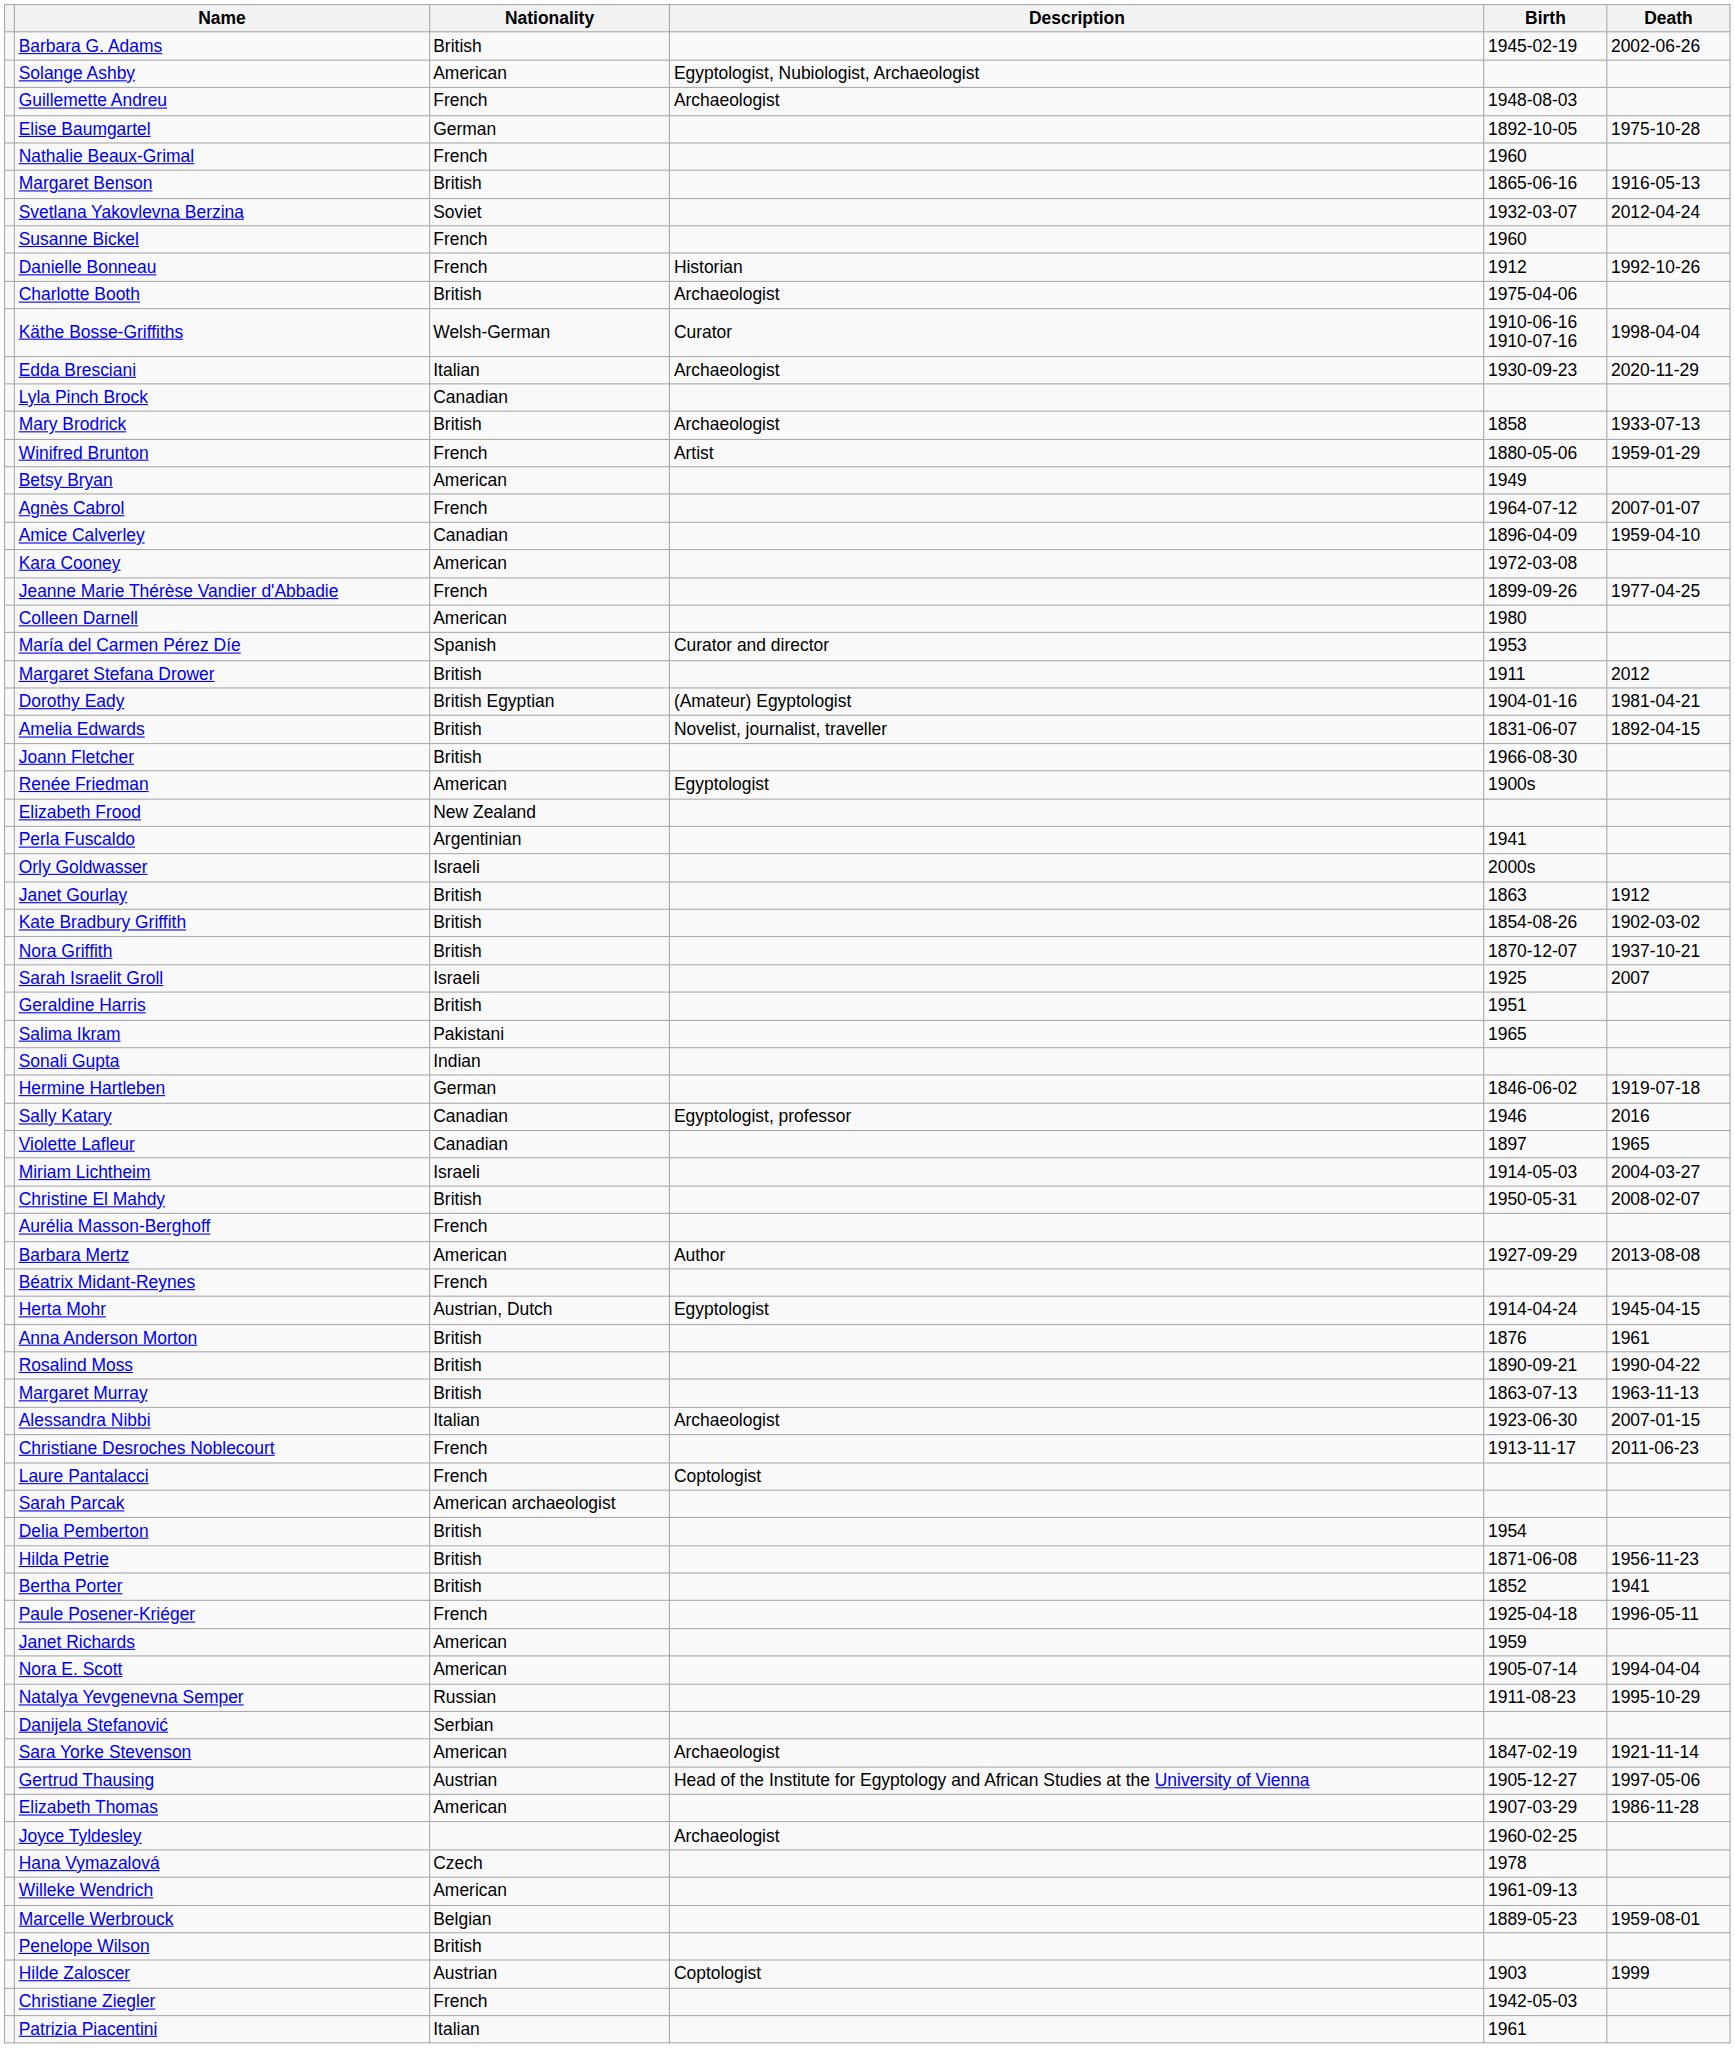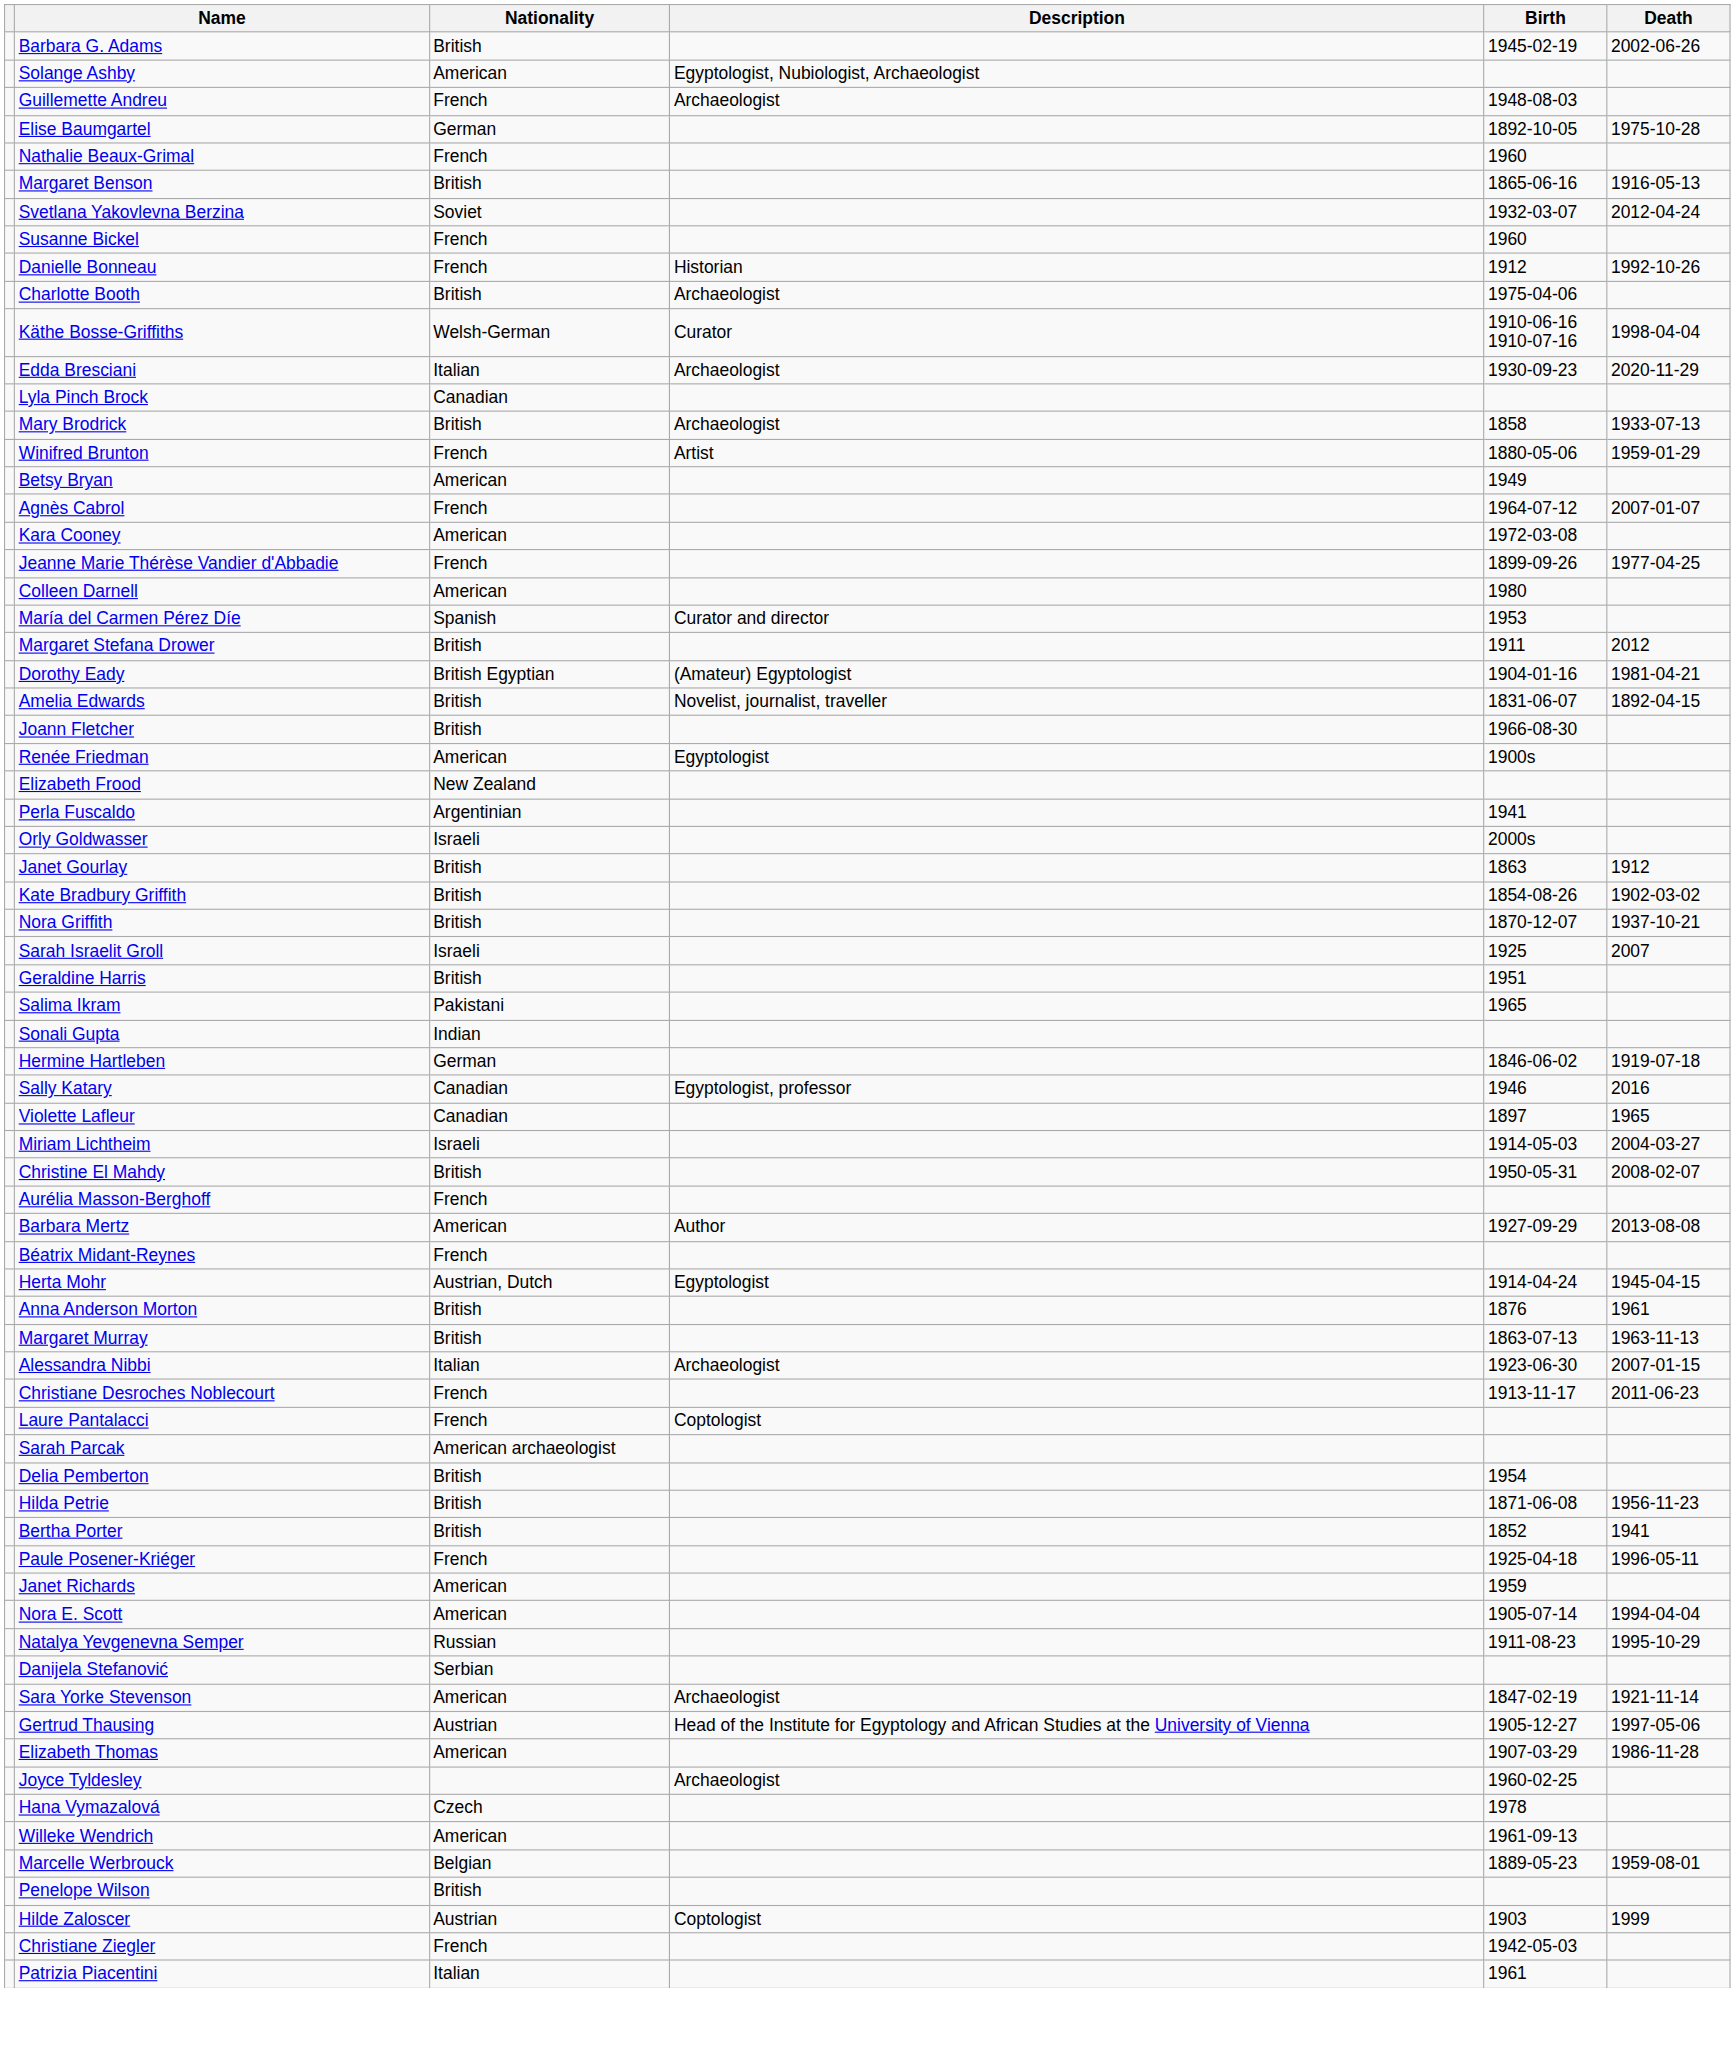- row: (82, 535)
- row: (76, 1365)
